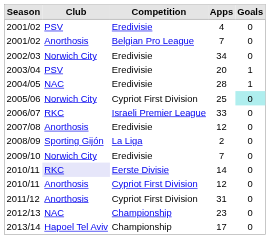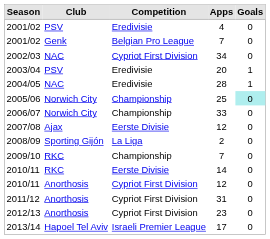(66, 41) Anorthosis -> (56, 41) Genk
(71, 55) Norwich City -> (54, 55) NAC
(132, 55) Eredivisie -> (155, 55) Cypriot First Division
(155, 98) Cypriot First Division -> (142, 98) Championship
(54, 113) RKC -> (71, 113) Norwich City
(159, 113) Israeli Premier League -> (142, 113) Championship
(66, 127) Anorthosis -> (53, 127) Ajax
(132, 127) Eredivisie -> (140, 127) Eerste Divisie
(71, 155) Norwich City -> (54, 155) RKC
(132, 155) Eredivisie -> (142, 155) Championship
(54, 170) lavender background -> (54, 170) no background
(54, 213) NAC -> (66, 213) Anorthosis
(142, 213) Championship -> (155, 213) Cypriot First Division
(142, 227) Championship -> (159, 227) Israeli Premier League
